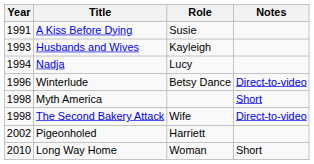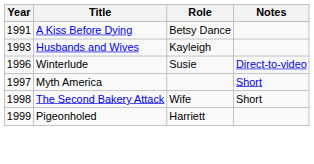(183, 30) Susie -> (200, 30) Betsy Dance
- row: (50, 64)
(200, 82) Betsy Dance -> (183, 64) Susie
(19, 99) 1998 -> (19, 82) 1997
(271, 116) Direct-to-video -> (249, 99) Short
(19, 133) 2002 -> (19, 116) 1999
- row: (76, 151)
